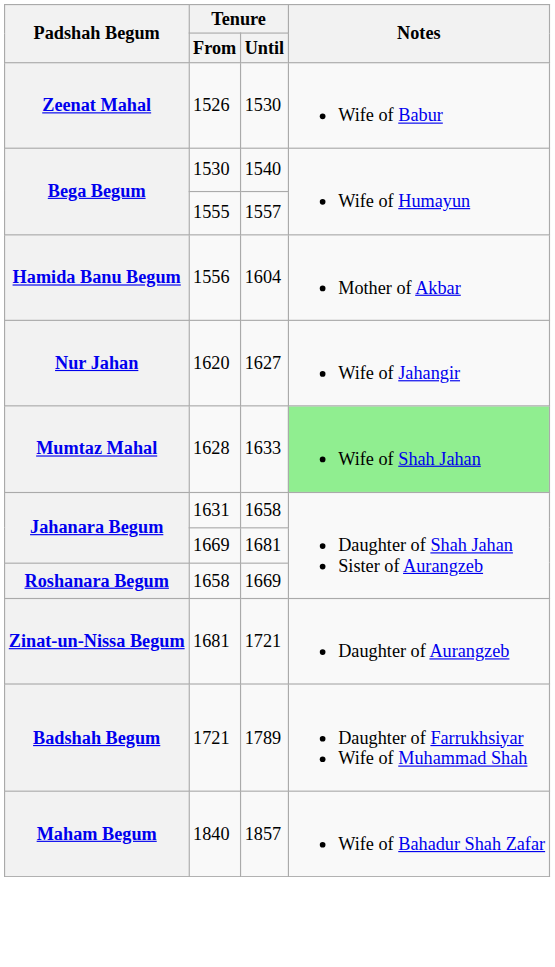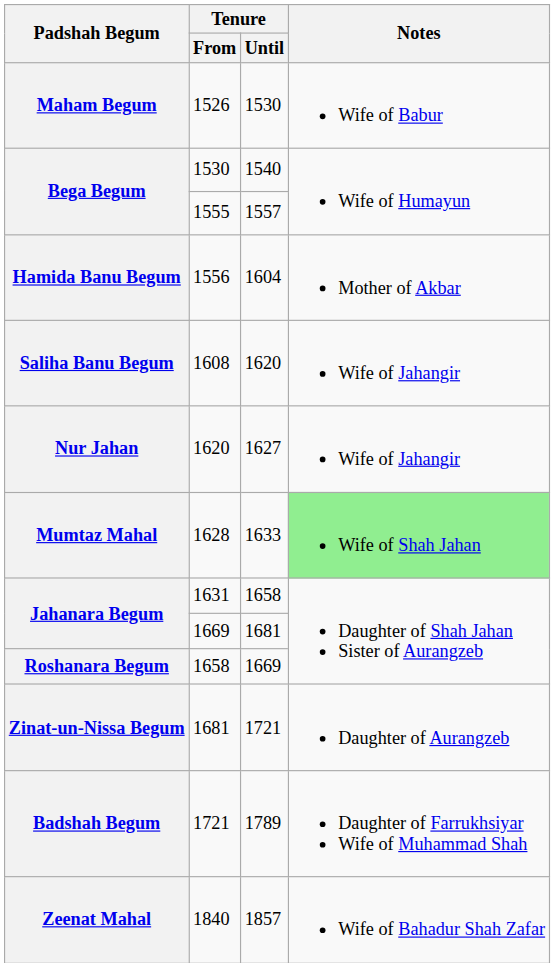(97, 105) Zeenat Mahal -> (97, 105) Maham Begum
+ row: (211, 363)
(97, 833) Maham Begum -> (97, 919) Zeenat Mahal
